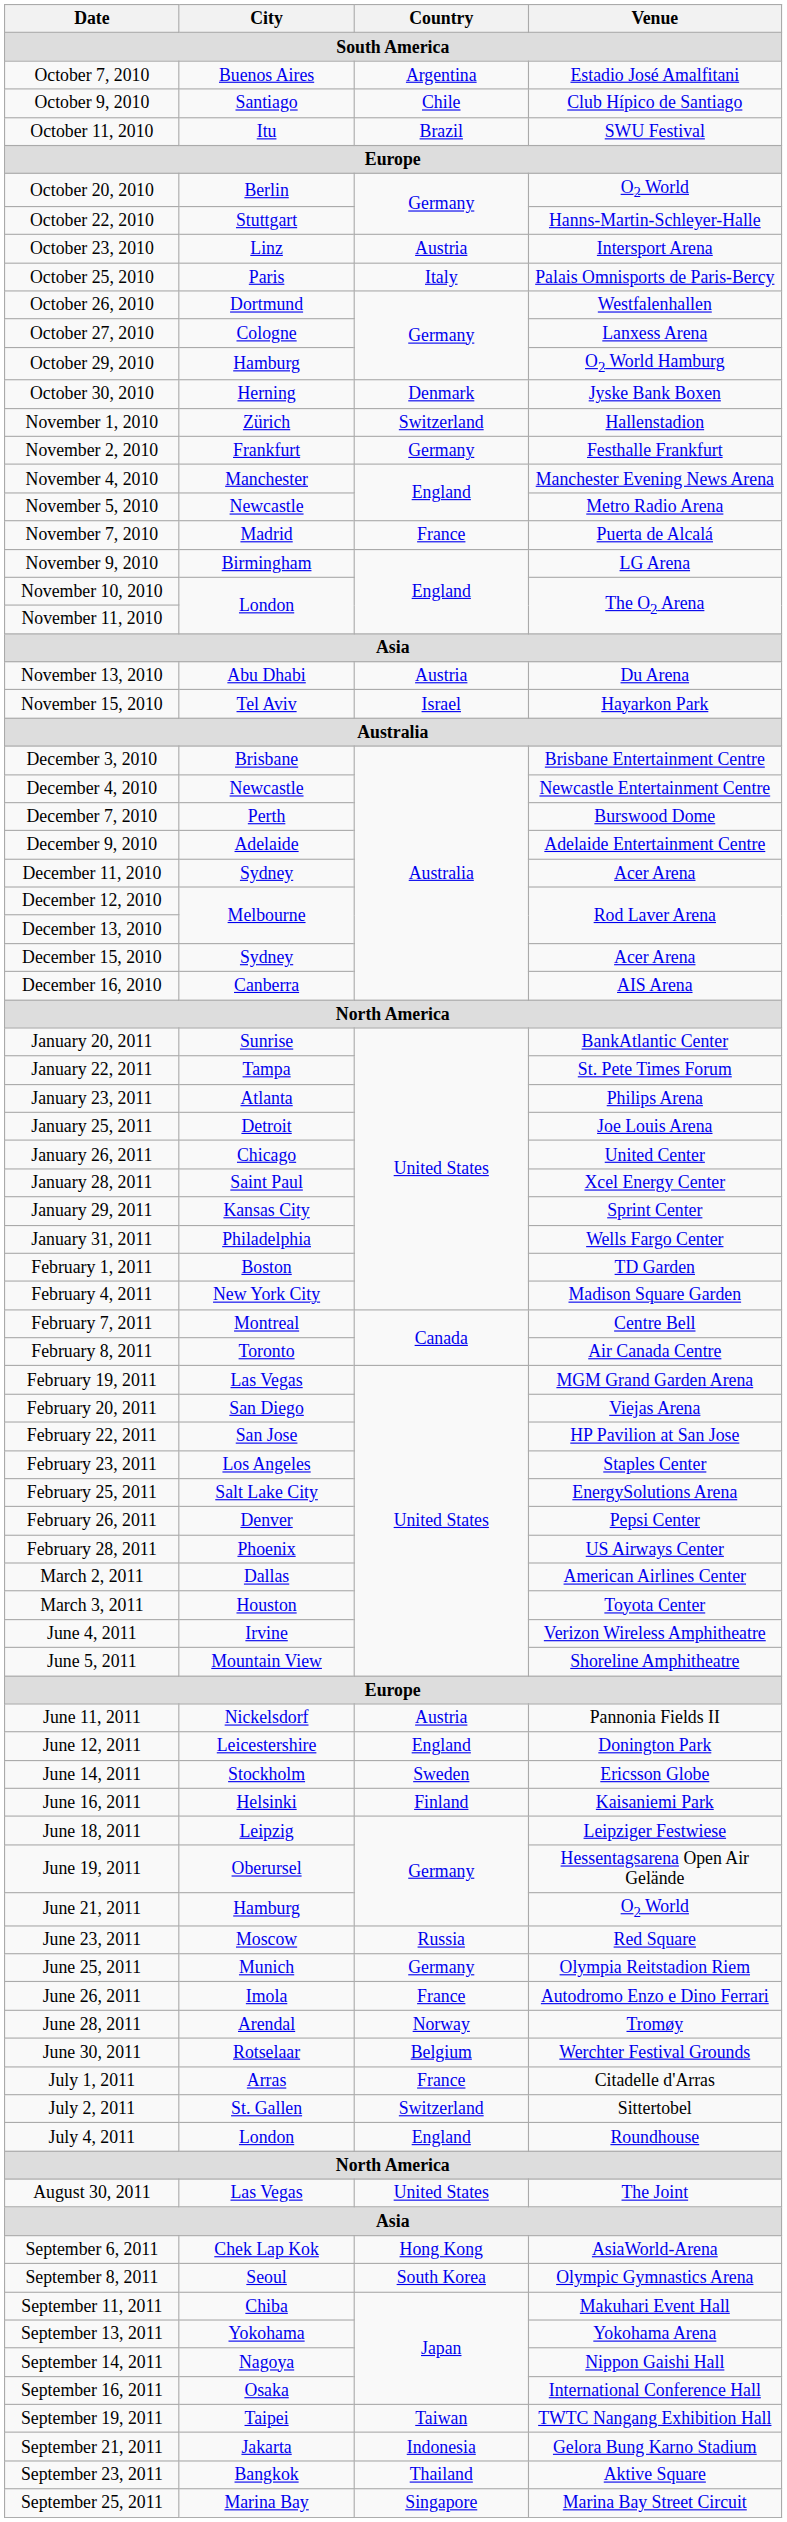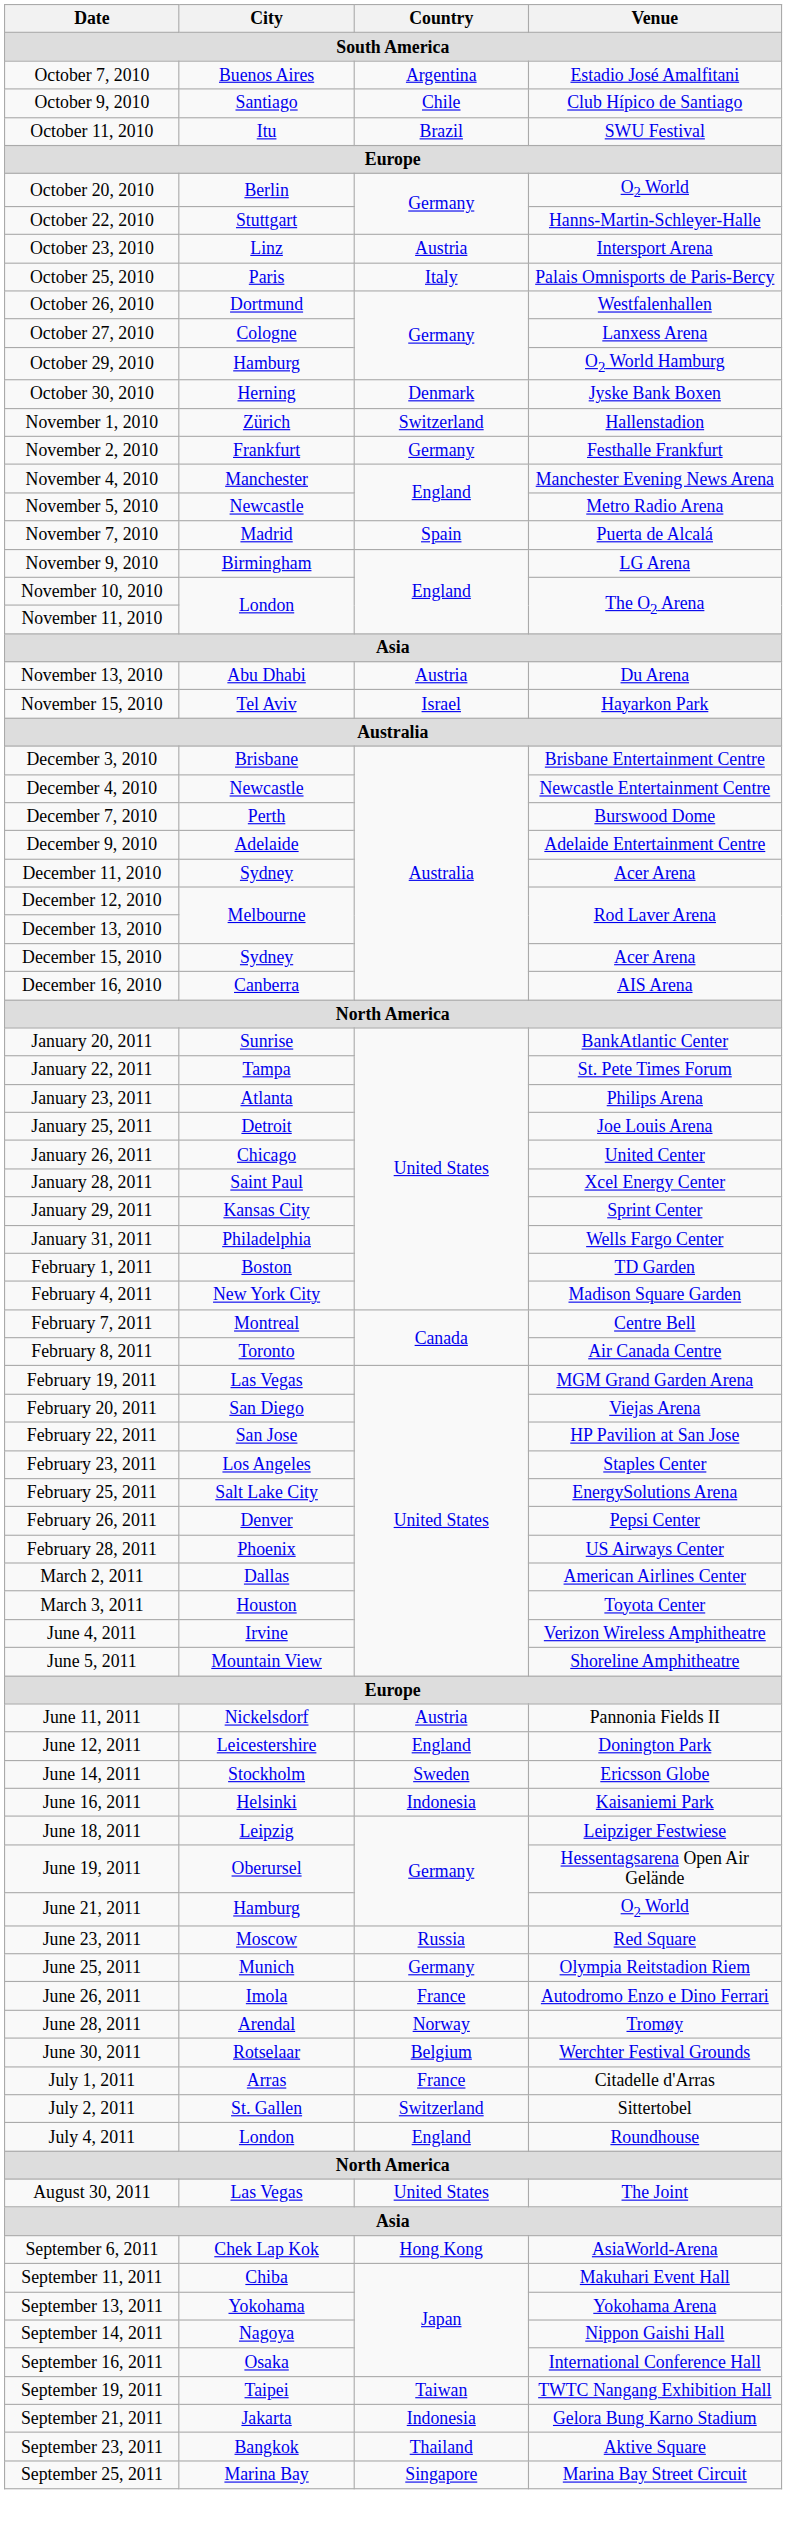(441, 534) France -> (441, 534) Spain
(441, 1802) Finland -> (441, 1802) Indonesia
- row: (92, 2277)
